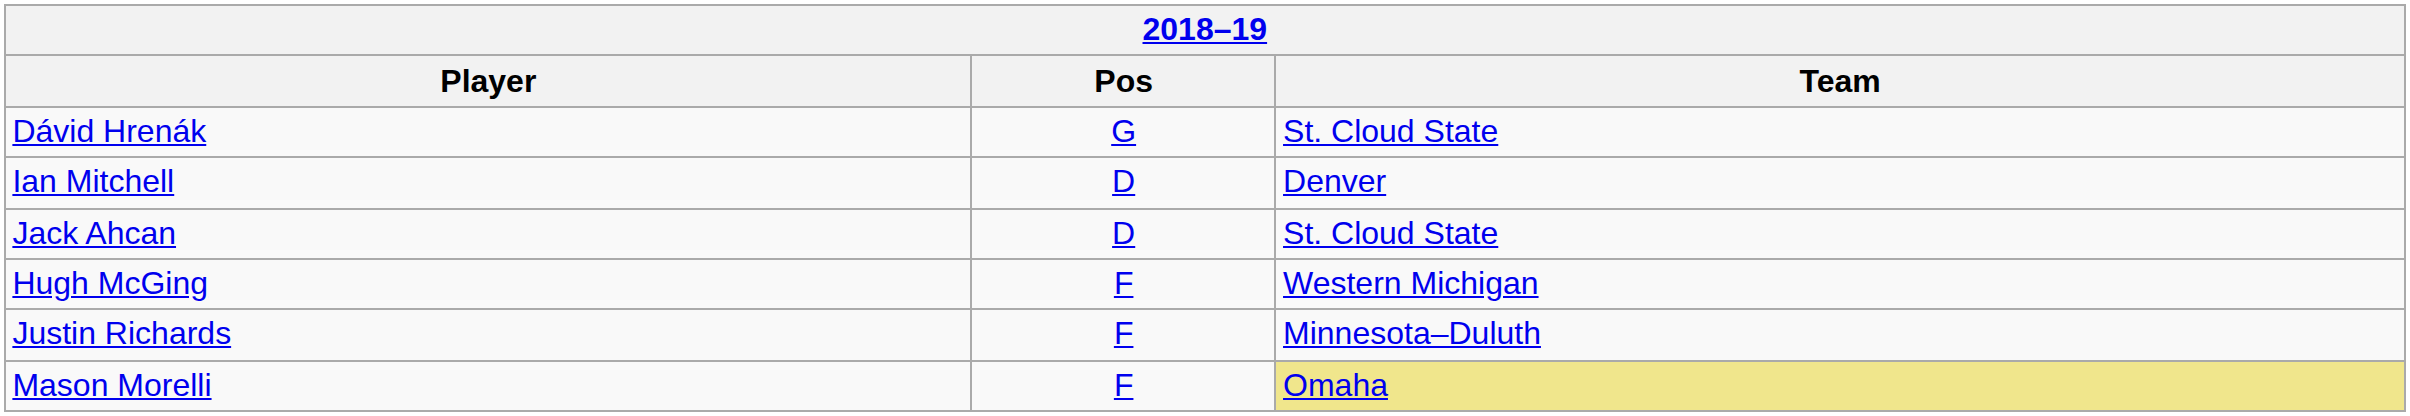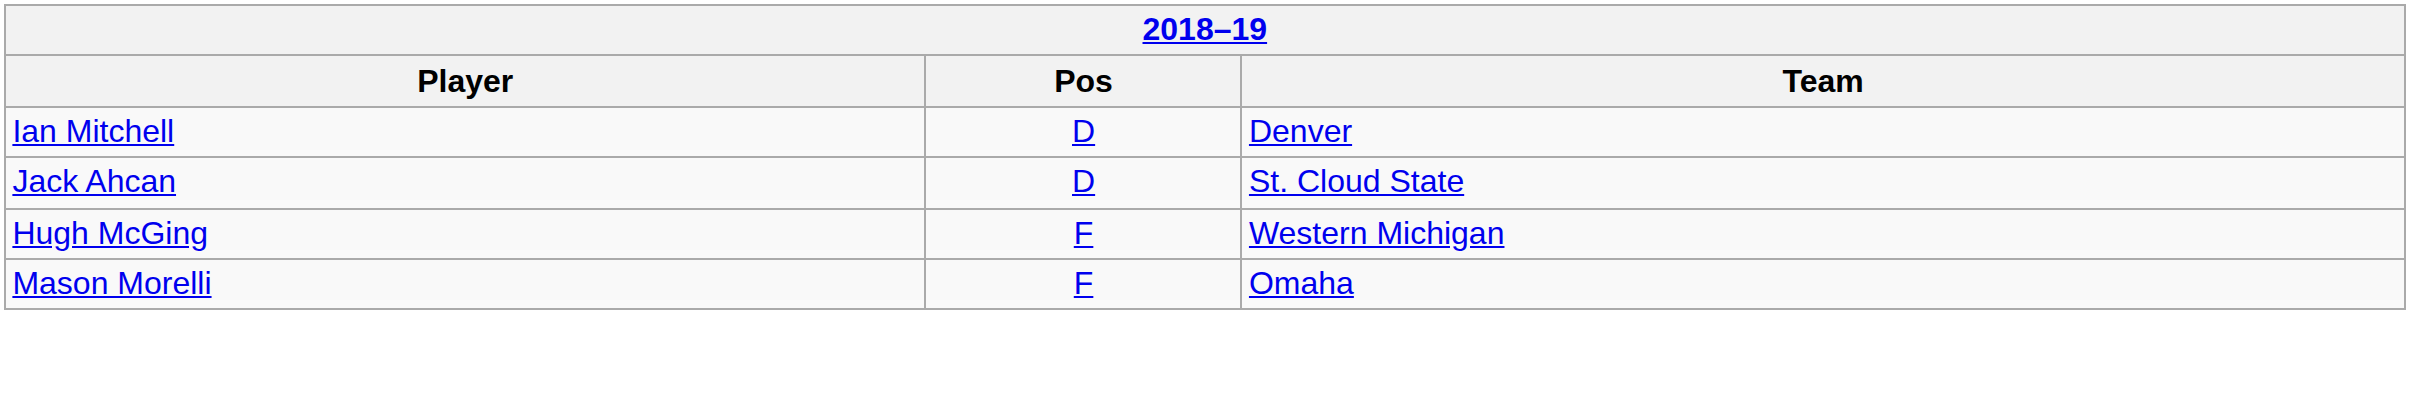- row: (109, 131)
- row: (122, 334)
(1336, 385) khaki background -> (1301, 283) no background
